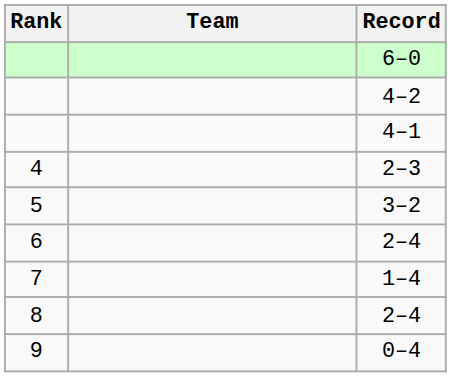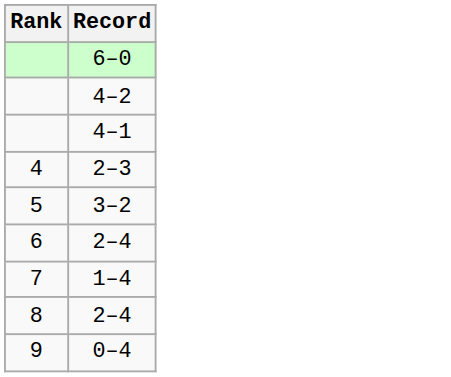- column: (212, 23)
